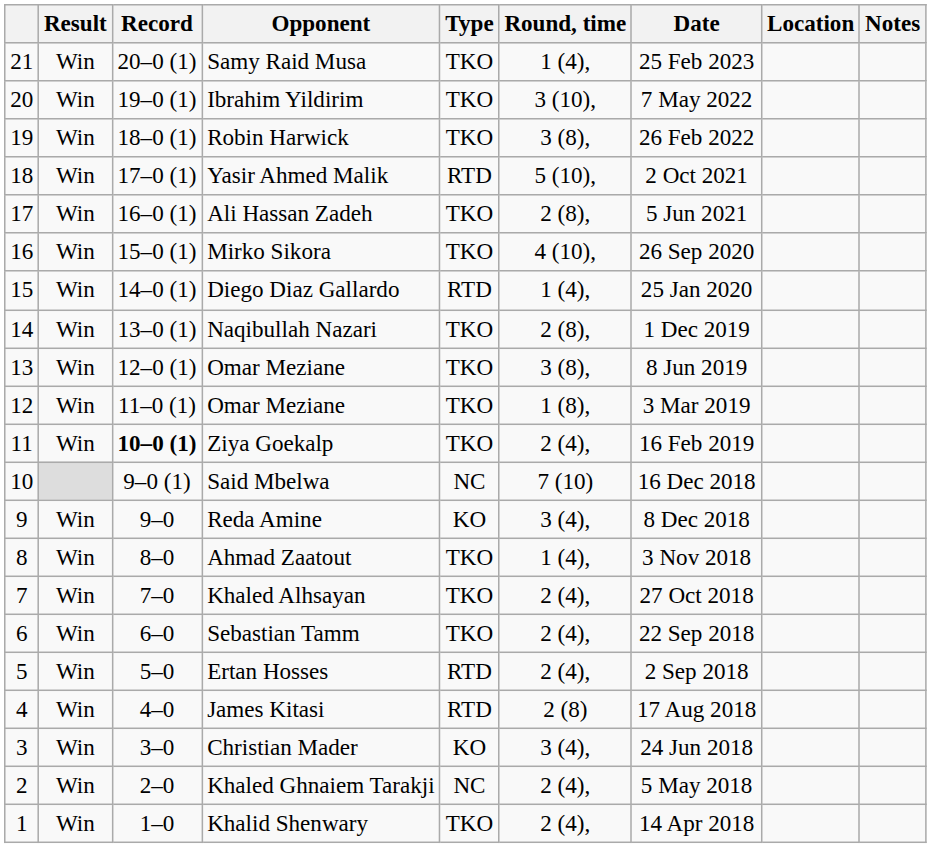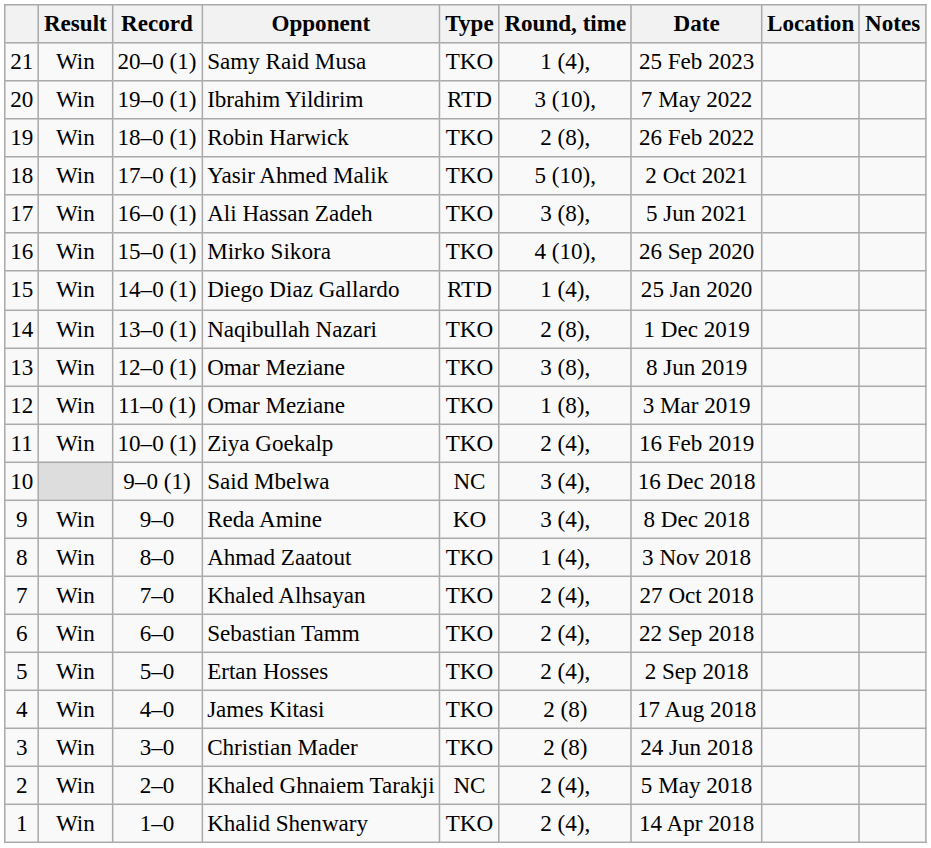(469, 99) TKO -> (469, 99) RTD
(565, 138) 3 (8), -> (565, 138) 2 (8),
(469, 176) RTD -> (469, 176) TKO
(565, 214) 2 (8), -> (565, 214) 3 (8),
(157, 442) bold -> (157, 442) normal
(565, 480) 7 (10) -> (565, 480) 3 (4),
(469, 671) RTD -> (469, 671) TKO
(469, 709) RTD -> (469, 709) TKO
(469, 747) KO -> (469, 747) TKO
(565, 747) 3 (4), -> (565, 747) 2 (8)
